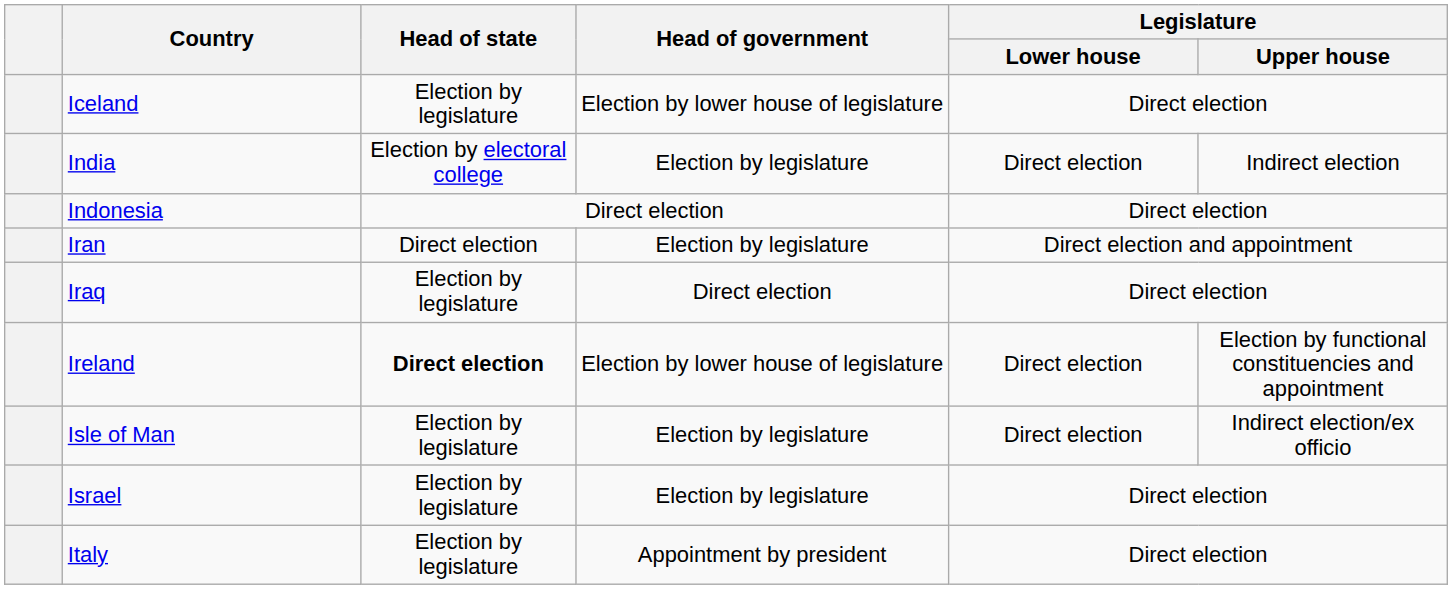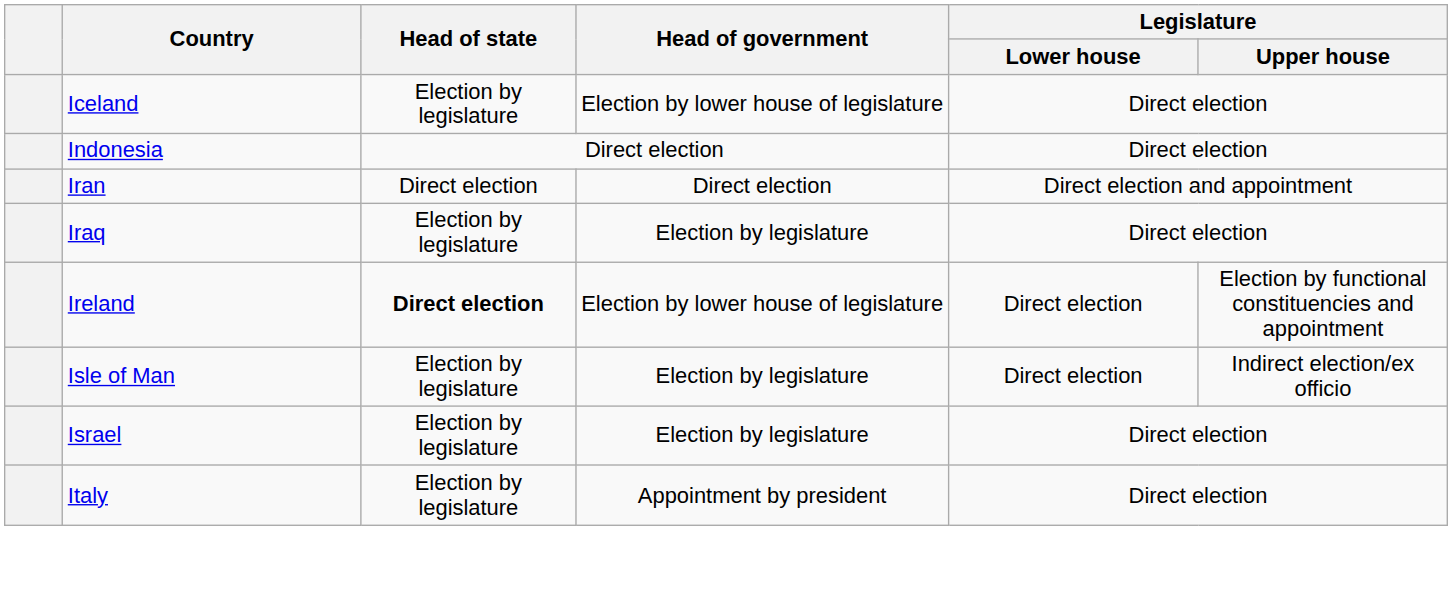- row: (92, 163)
(762, 245) Election by legislature -> (762, 185) Direct election
(762, 292) Direct election -> (762, 232) Election by legislature
